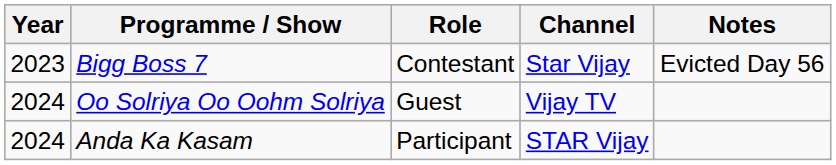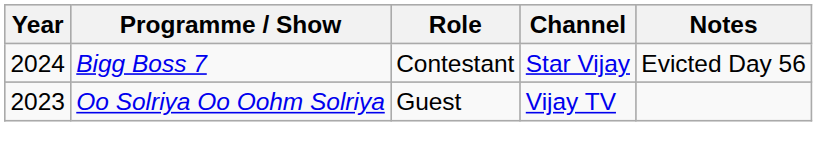(38, 63) 2023 -> (38, 63) 2024
(38, 102) 2024 -> (38, 102) 2023
- row: (165, 141)
